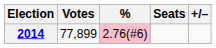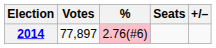(78, 33) 77,899 -> (78, 33) 77,897
